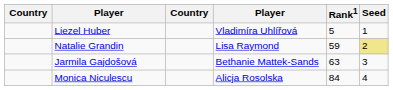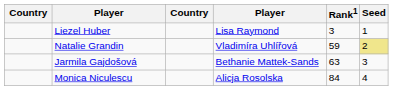(256, 30) Vladimíra Uhlířová -> (247, 30) Lisa Raymond
(331, 30) 5 -> (331, 30) 3
(247, 46) Lisa Raymond -> (256, 46) Vladimíra Uhlířová
